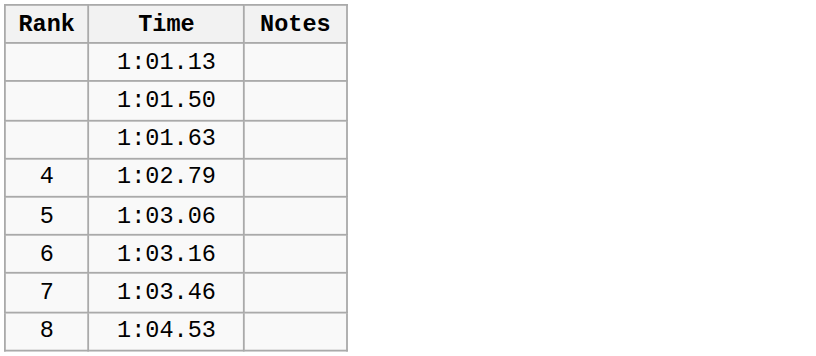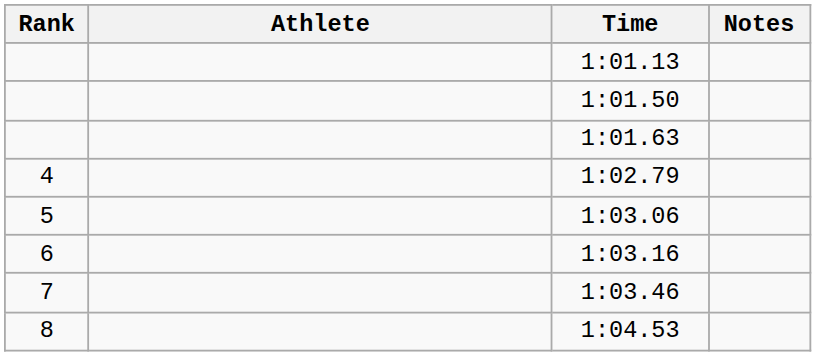+ column: (320, 24)
